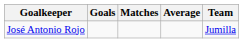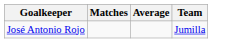- column: (103, 12)
